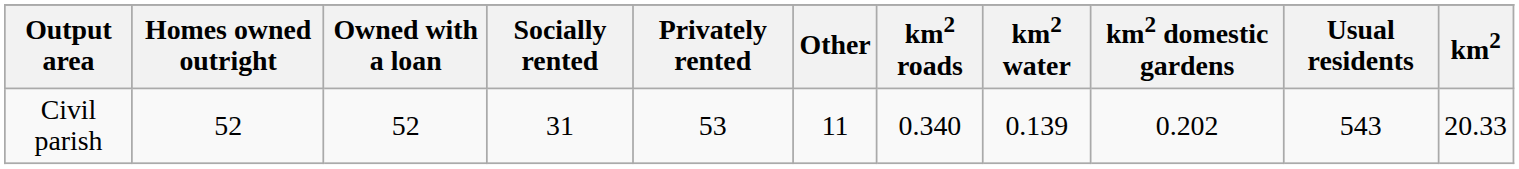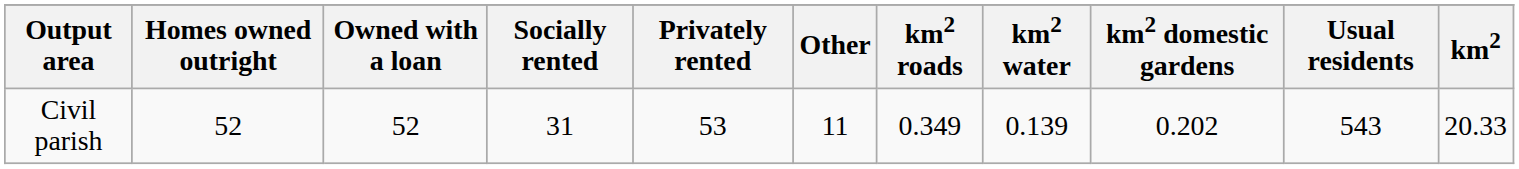(930, 125) 0.340 -> (930, 125) 0.349
